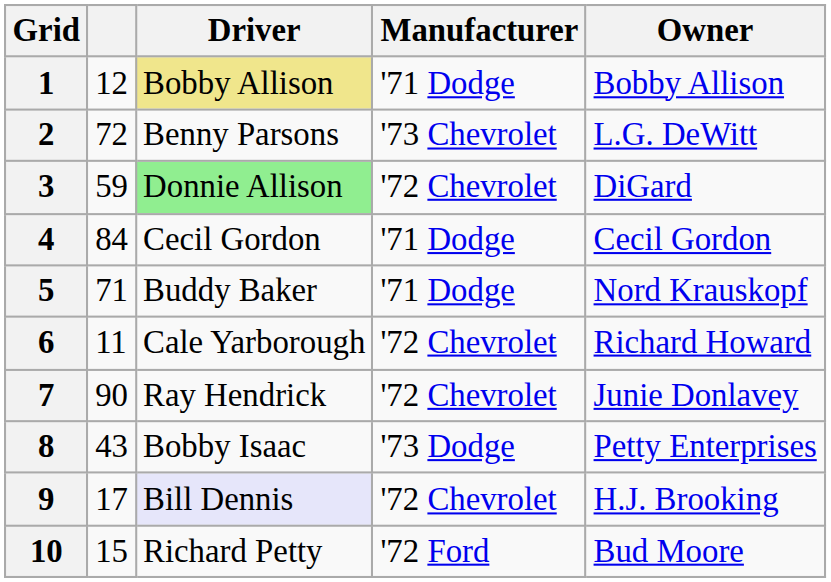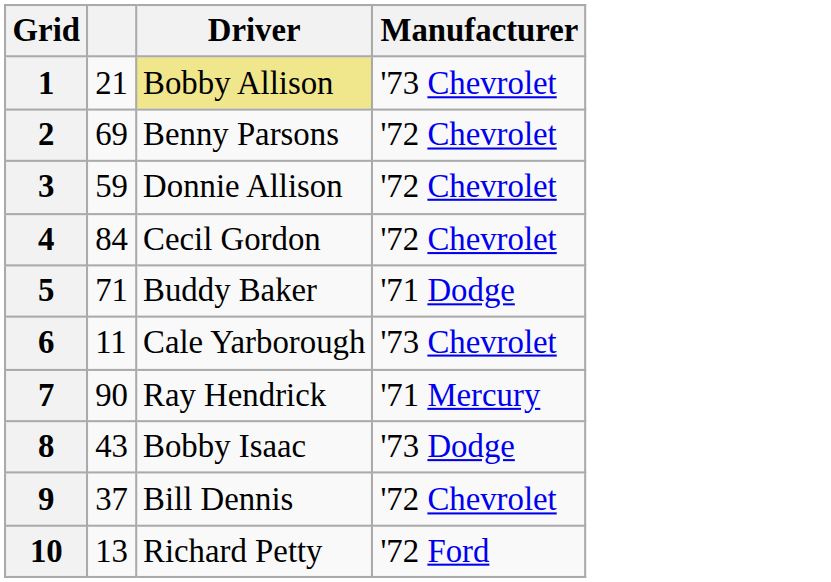- column: (705, 30)
(112, 82) 12 -> (112, 82) 21
(448, 82) '71 Dodge -> (469, 82) '73 Chevrolet
(112, 134) 72 -> (112, 134) 69
(469, 134) '73 Chevrolet -> (469, 134) '72 Chevrolet
(243, 186) lightgreen background -> (243, 186) no background
(448, 238) '71 Dodge -> (469, 238) '72 Chevrolet
(469, 342) '72 Chevrolet -> (469, 342) '73 Chevrolet
(469, 394) '72 Chevrolet -> (460, 394) '71 Mercury
(112, 498) 17 -> (112, 498) 37
(218, 498) lavender background -> (218, 498) no background
(112, 550) 15 -> (112, 550) 13
